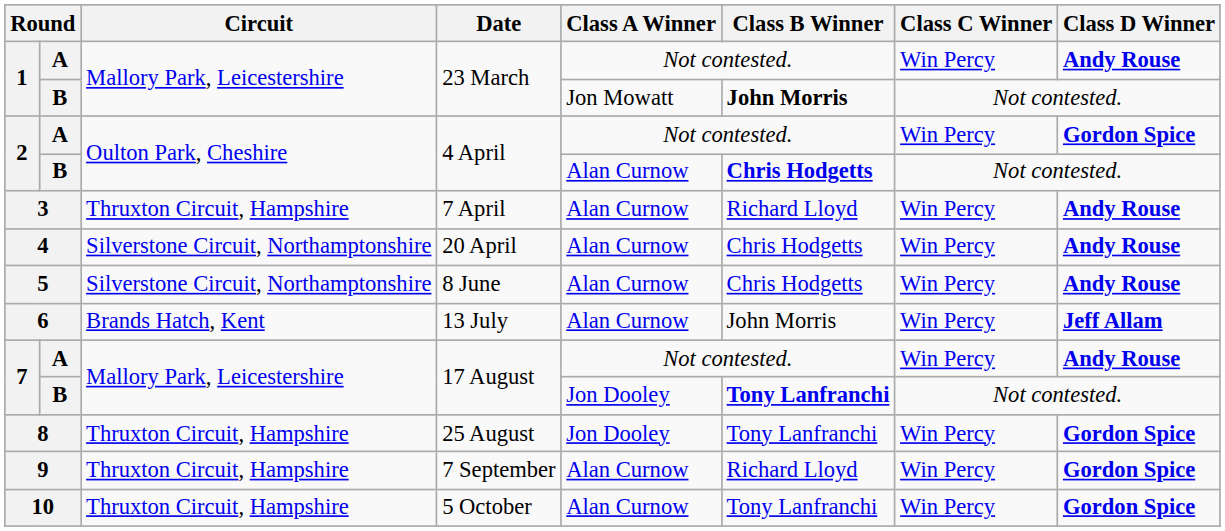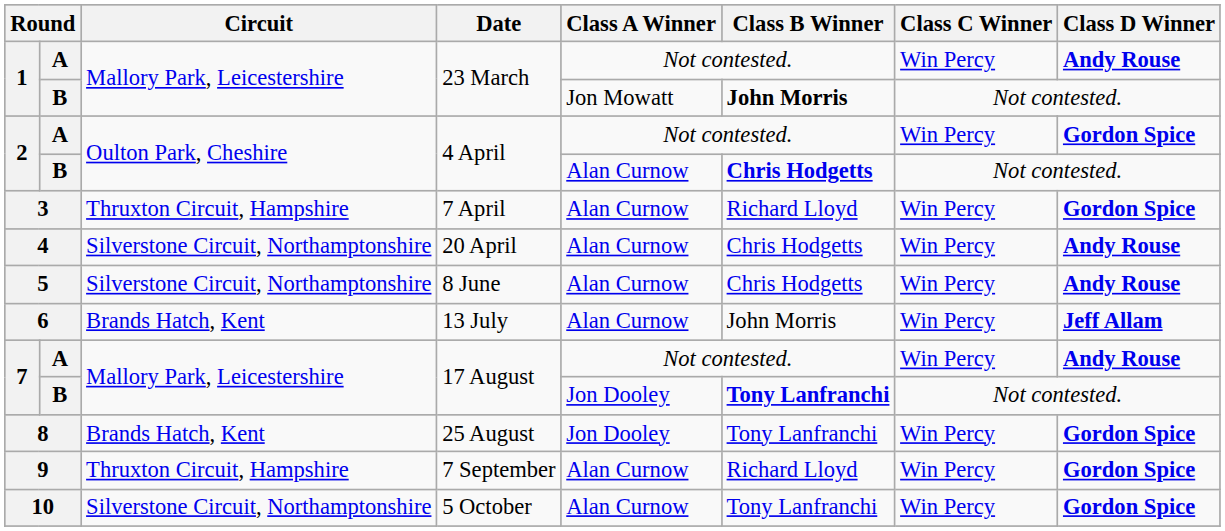(1122, 208) Andy Rouse -> (1129, 208) Gordon Spice
(217, 432) Thruxton Circuit, Hampshire -> (175, 432) Brands Hatch, Kent
(217, 506) Thruxton Circuit, Hampshire -> (259, 506) Silverstone Circuit, Northamptonshire
